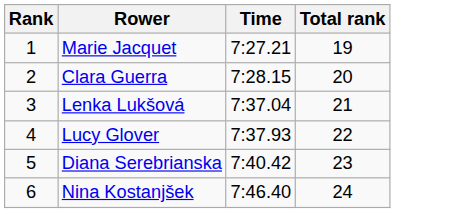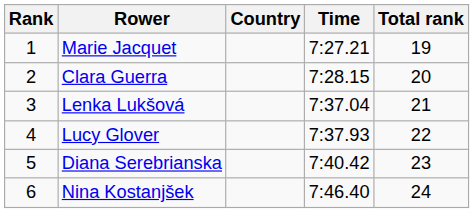+ column: (265, 18)
